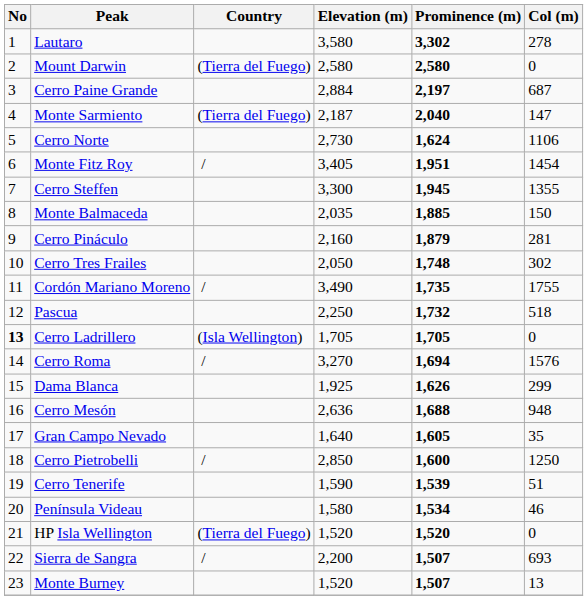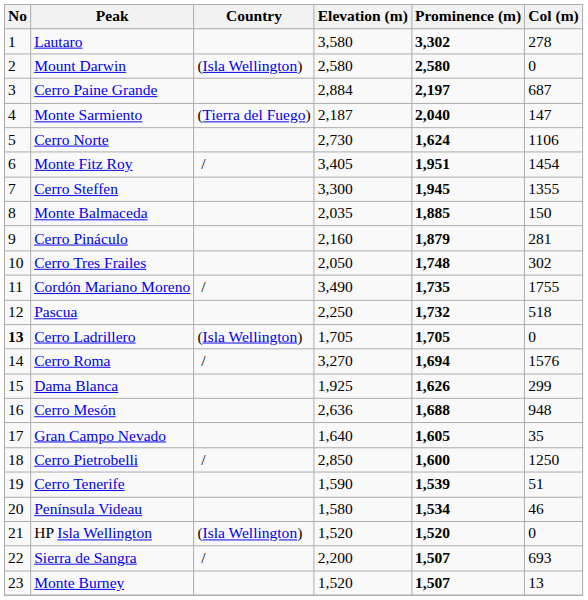(254, 66) (Tierra del Fuego) -> (250, 66) (Isla Wellington)
(254, 533) (Tierra del Fuego) -> (250, 533) (Isla Wellington)
